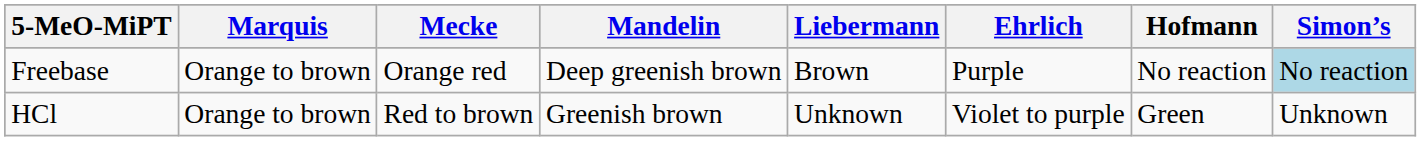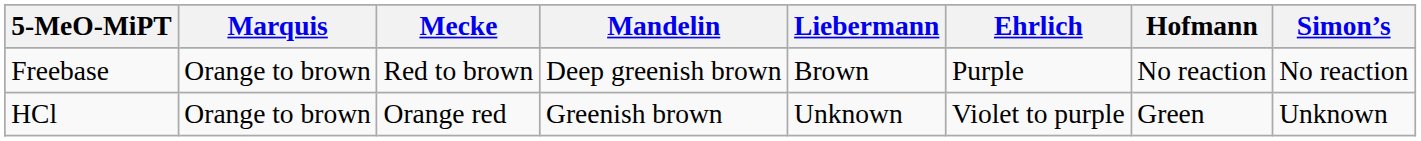(445, 69) Orange red -> (458, 69) Red to brown
(1344, 69) lightblue background -> (1344, 69) no background
(458, 113) Red to brown -> (445, 113) Orange red
